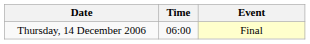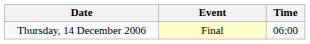columns swapped: (178, 13) <-> (251, 13)
